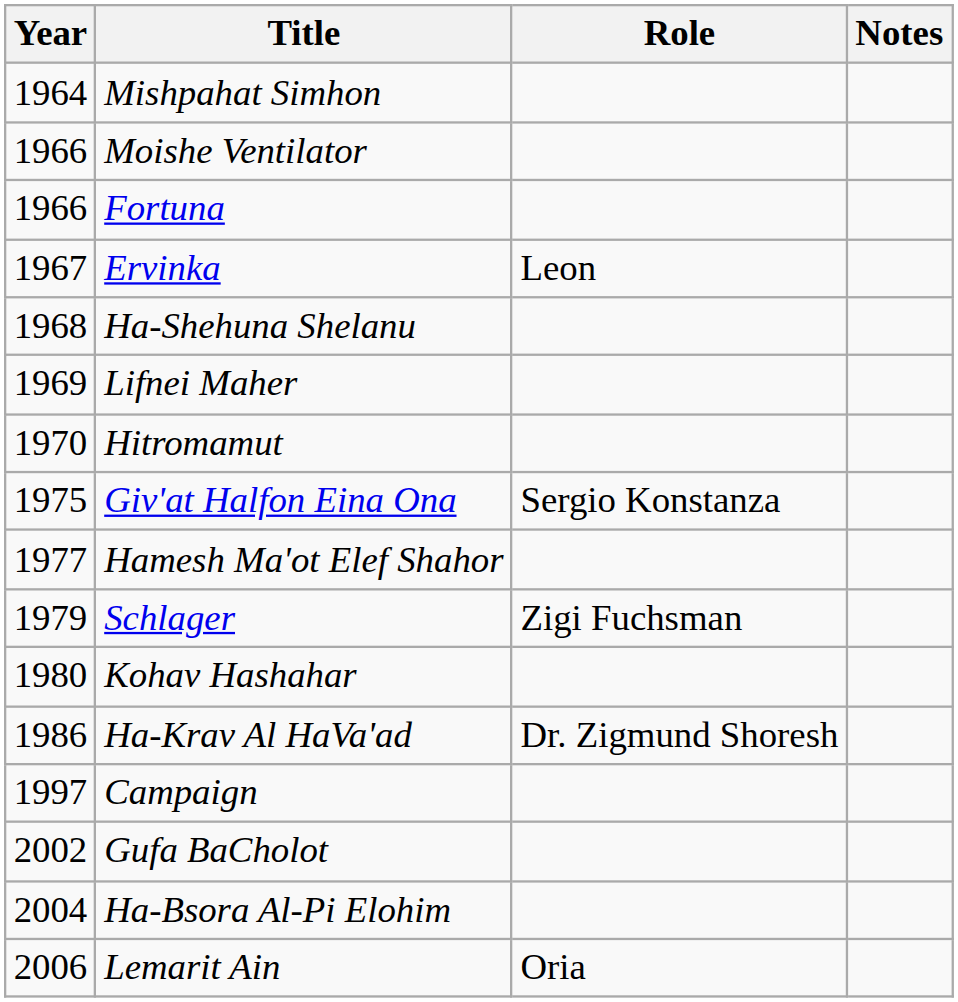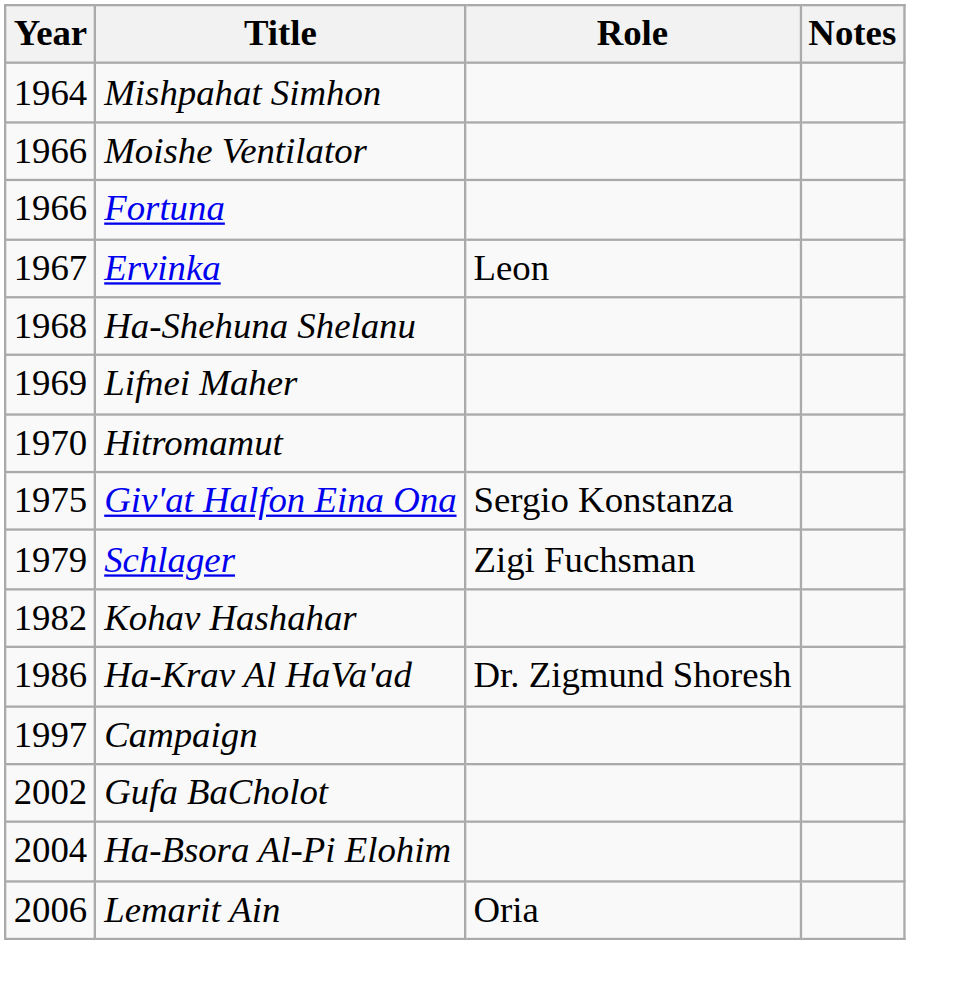- row: (304, 558)
(50, 675) 1980 -> (50, 617) 1982
